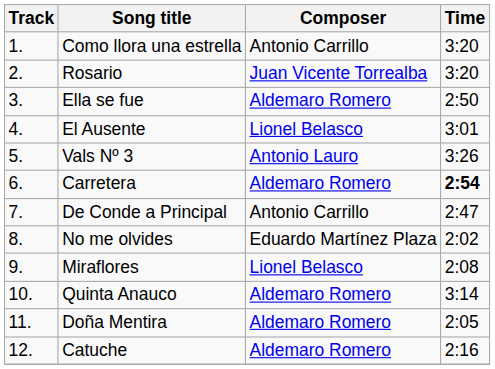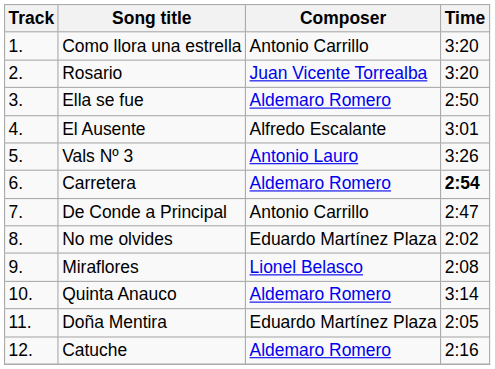(306, 128) Lionel Belasco -> (318, 128) Alfredo Escalante
(320, 322) Aldemaro Romero -> (343, 322) Eduardo Martínez Plaza
